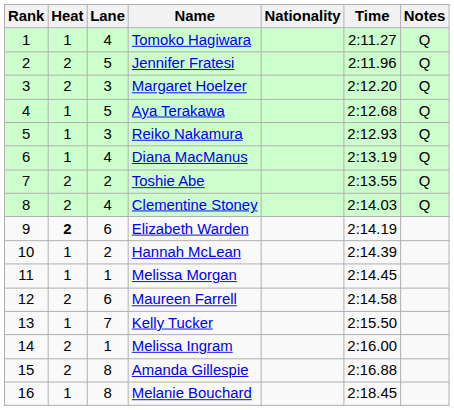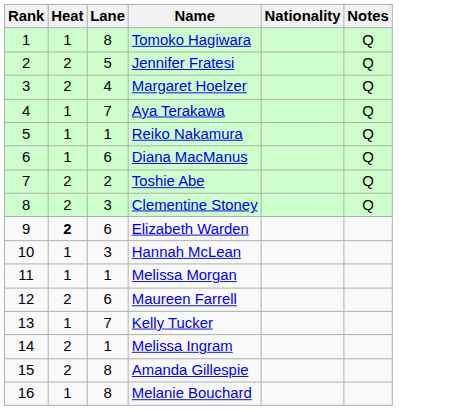- column: (372, 16)
(108, 39) 4 -> (108, 39) 8
(108, 87) 3 -> (108, 87) 4
(108, 110) 5 -> (108, 110) 7
(108, 134) 3 -> (108, 134) 1
(108, 157) 4 -> (108, 157) 6
(108, 205) 4 -> (108, 205) 3
(108, 252) 2 -> (108, 252) 3
